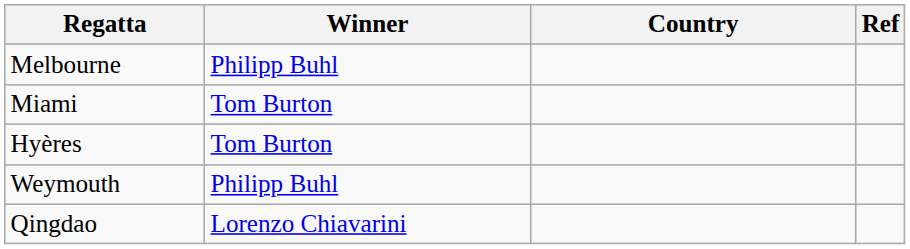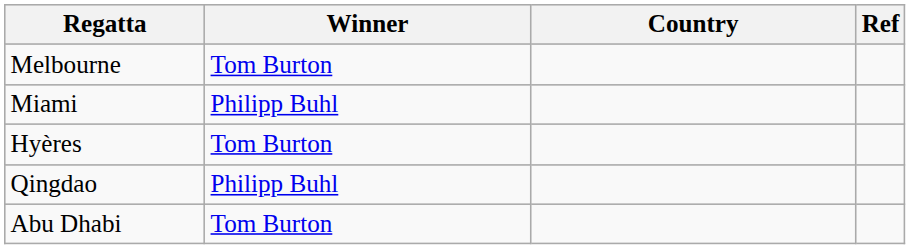(274, 64) Philipp Buhl -> (271, 64) Tom Burton
(271, 104) Tom Burton -> (274, 104) Philipp Buhl
- row: (65, 183)
(309, 223) Lorenzo Chiavarini -> (274, 183) Philipp Buhl
+ row: (66, 223)
